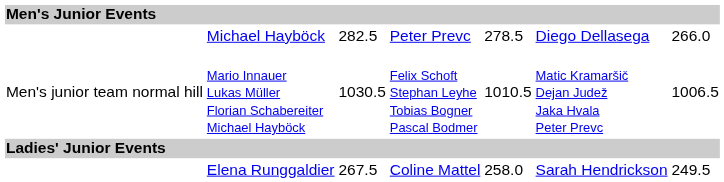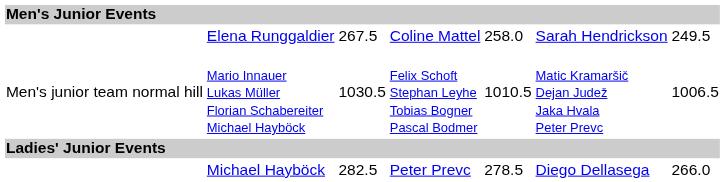rows swapped: (266, 35) <-> (271, 169)
